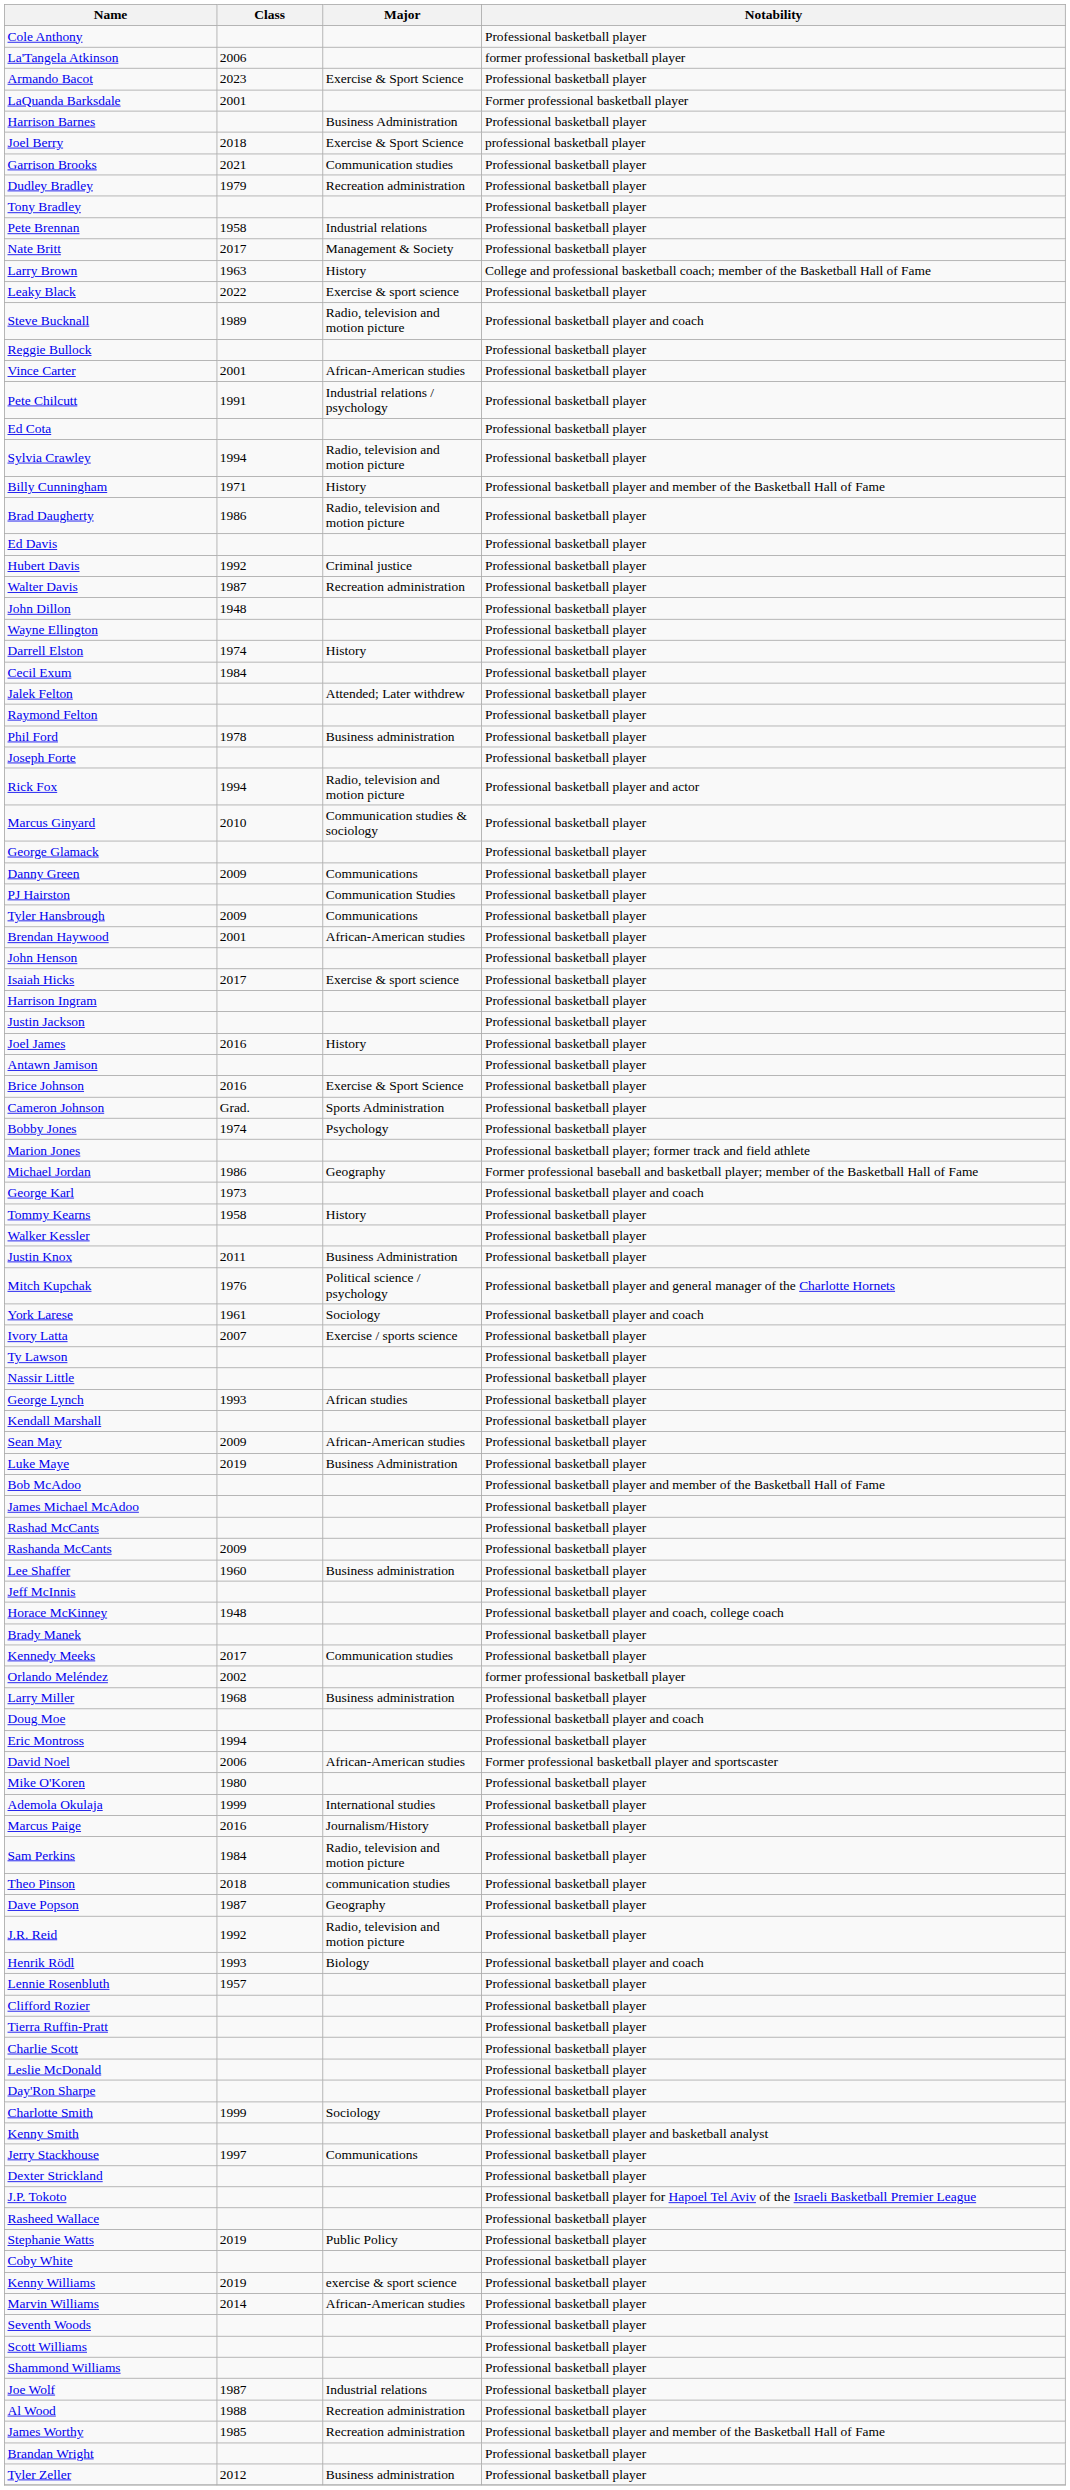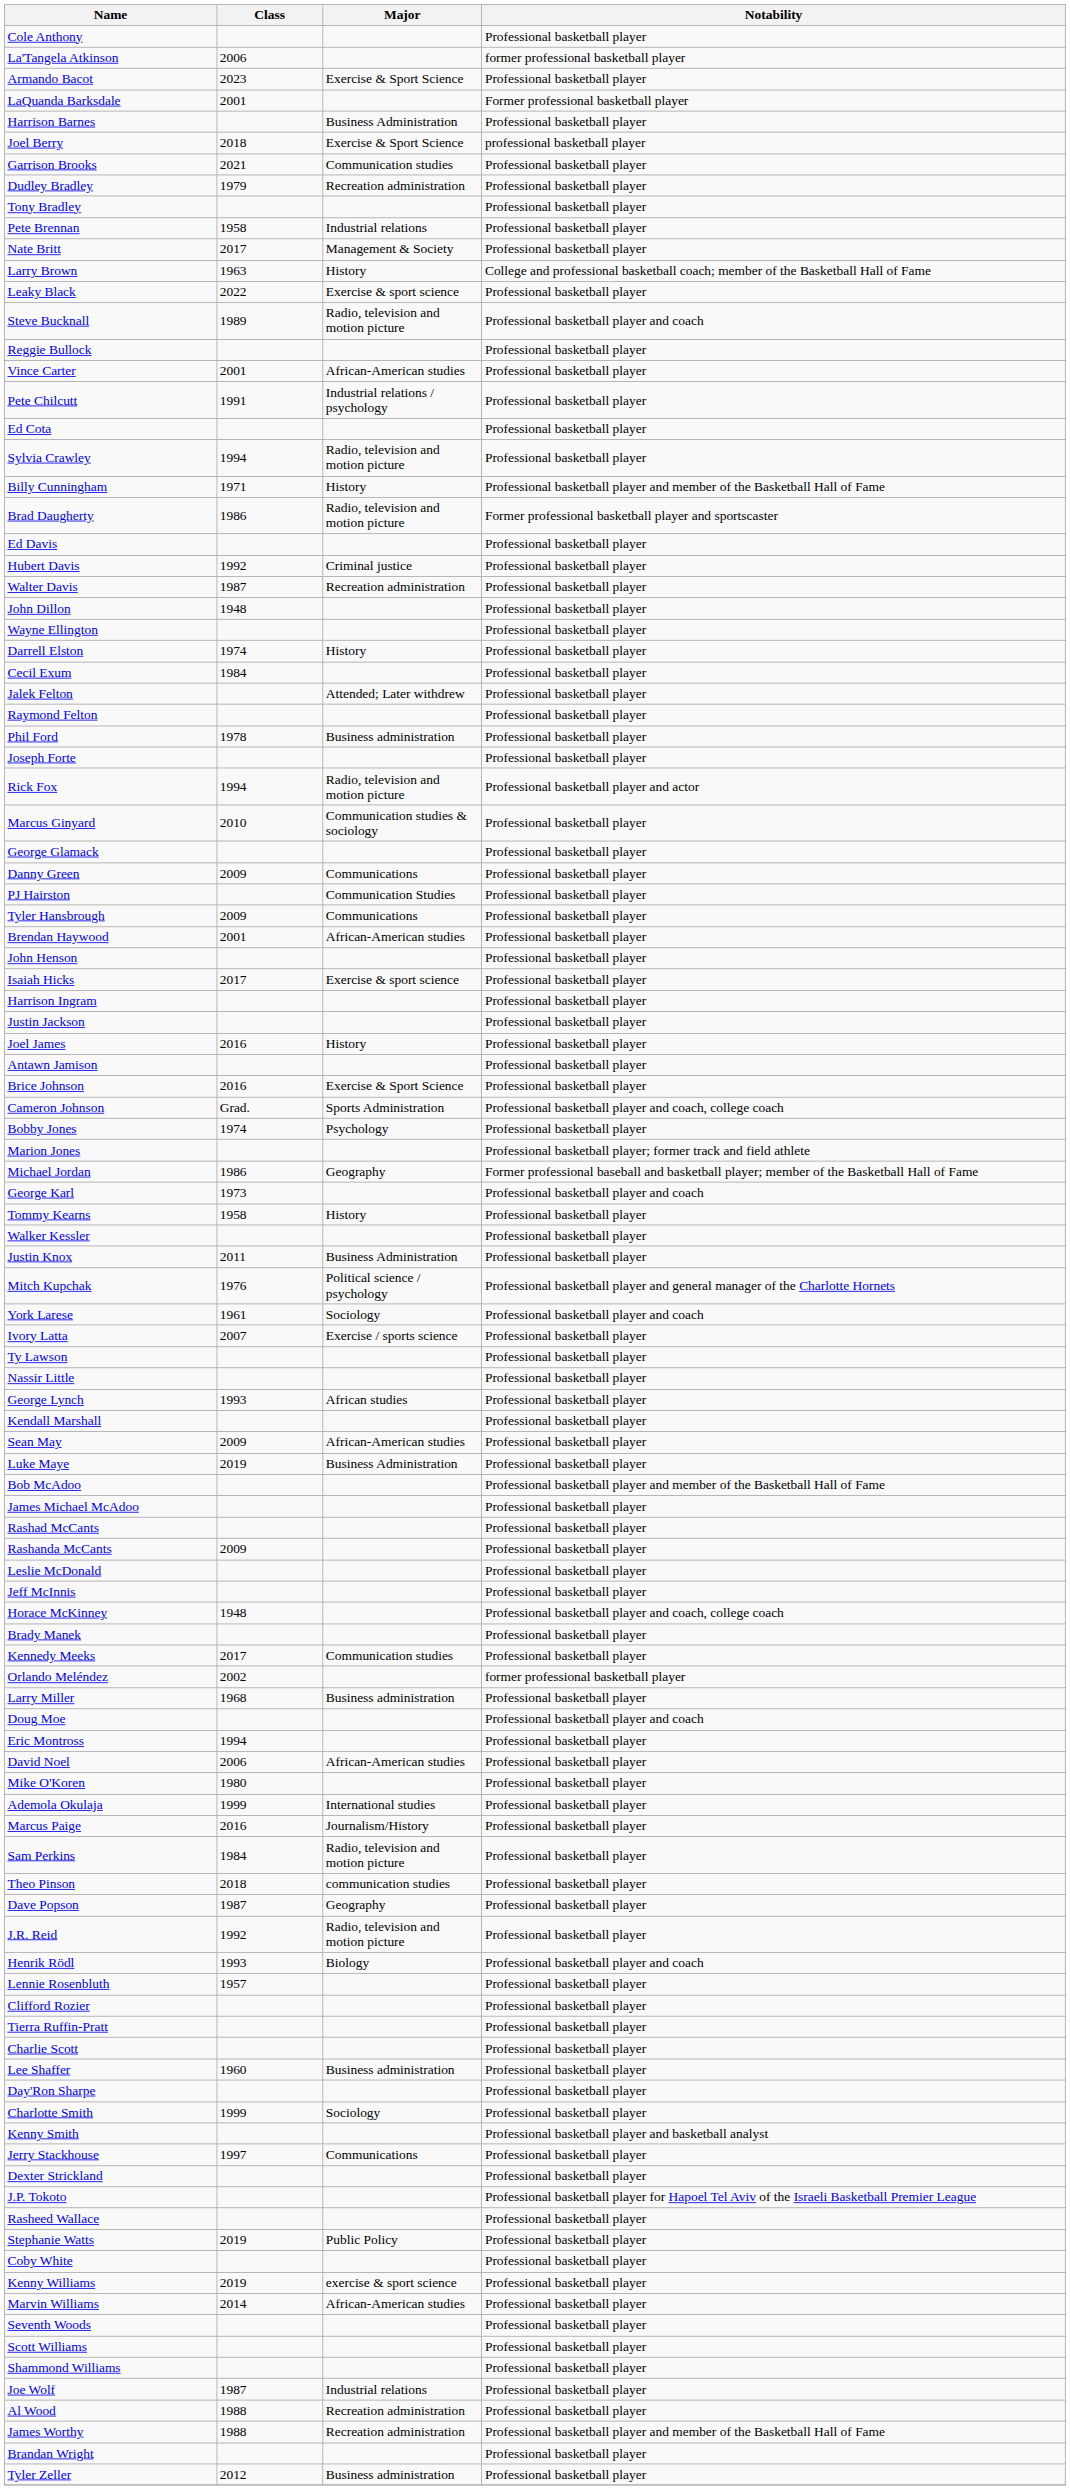(566, 515) Professional basketball player -> (631, 515) Former professional basketball player and sportscaster
(566, 1107) Professional basketball player -> (634, 1107) Professional basketball player and coach, college coach
rows swapped: (54, 2069) <-> (39, 1570)
(631, 1762) Former professional basketball player and sportscaster -> (566, 1762) Professional basketball player
(233, 2431) 1985 -> (233, 2431) 1988
